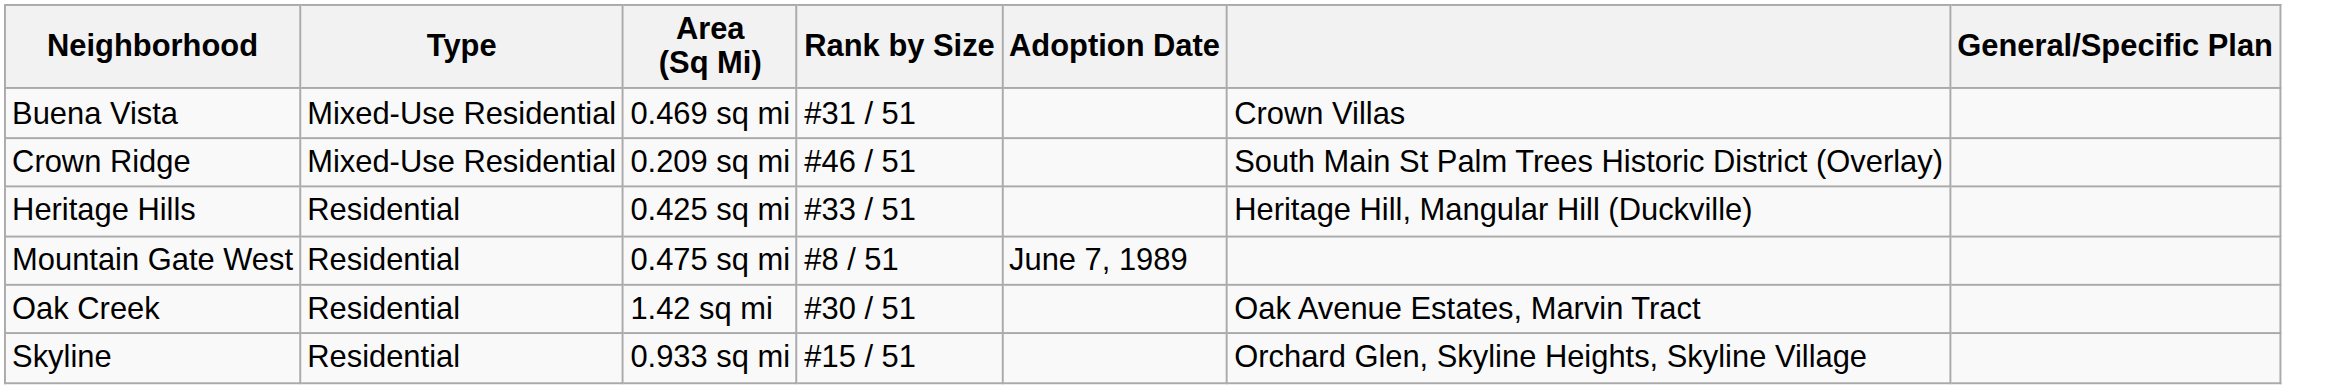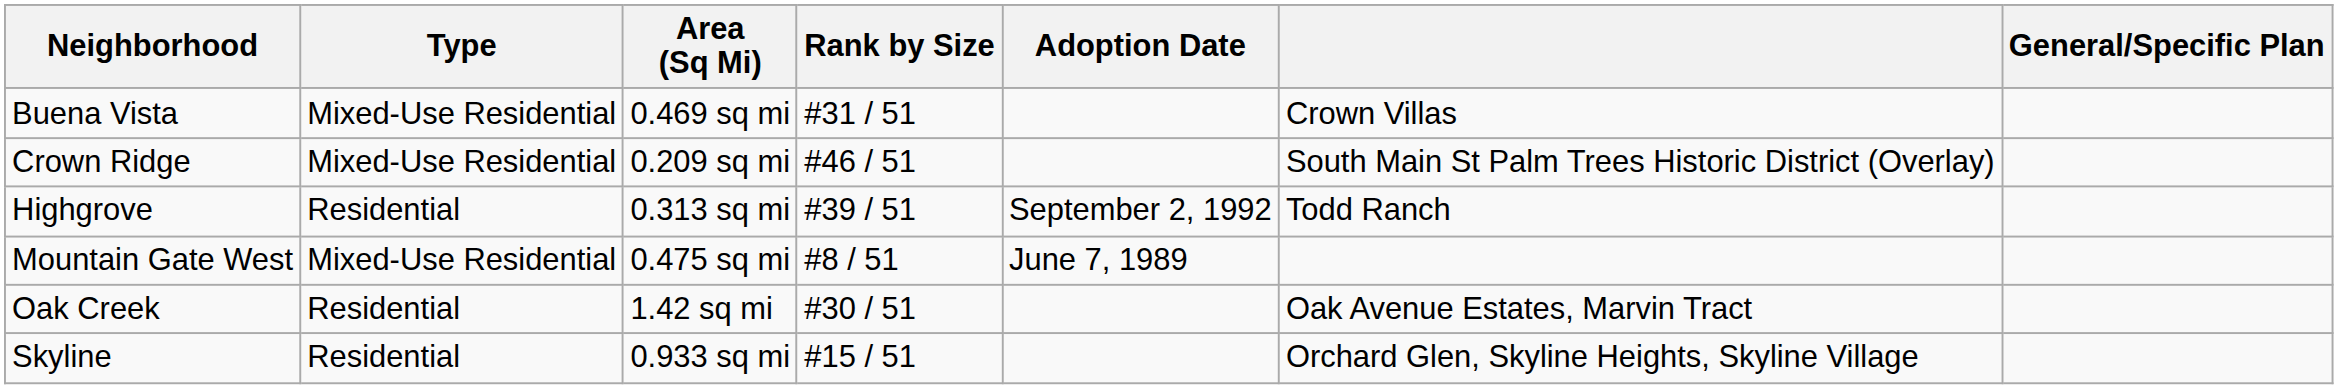- row: (104, 210)
+ row: (82, 210)
(384, 259) Residential -> (462, 259) Mixed-Use Residential
